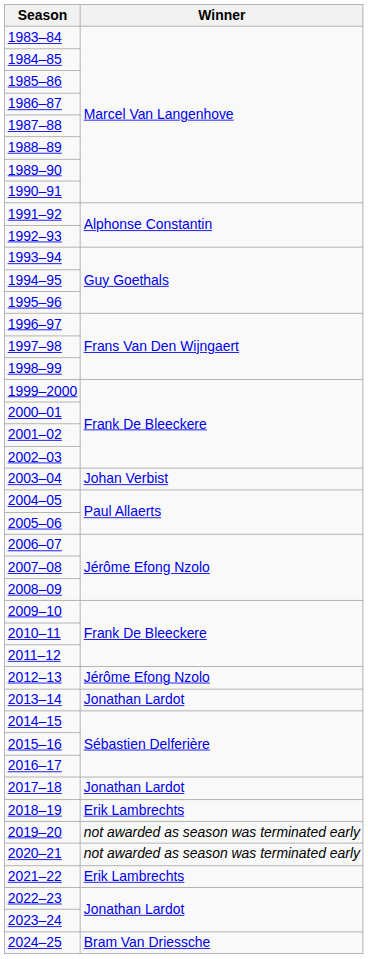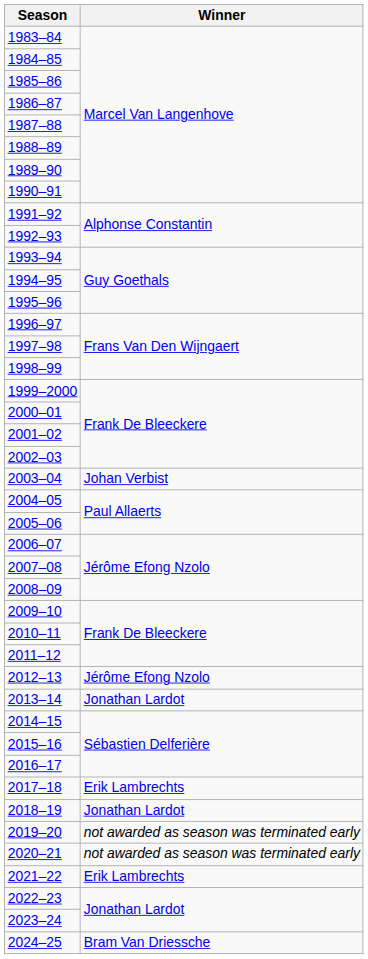(134, 788) Jonathan Lardot -> (134, 788) Erik Lambrechts
(134, 810) Erik Lambrechts -> (134, 810) Jonathan Lardot
